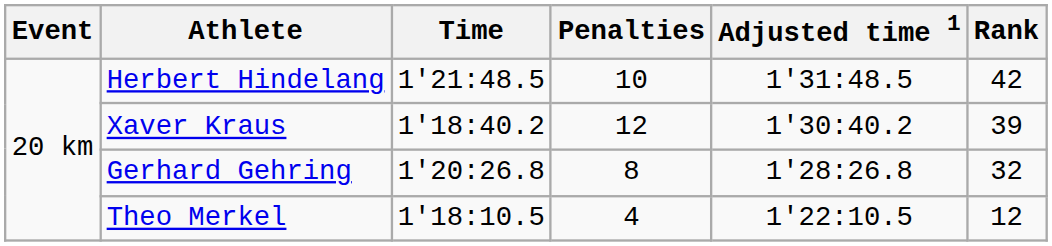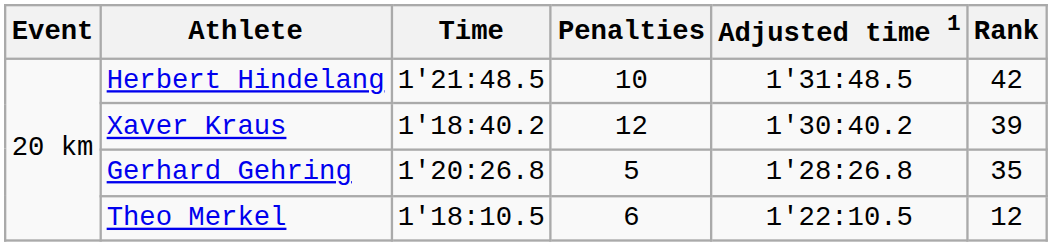(631, 172) 8 -> (631, 172) 5
(1007, 172) 32 -> (1007, 172) 35
(631, 218) 4 -> (631, 218) 6
